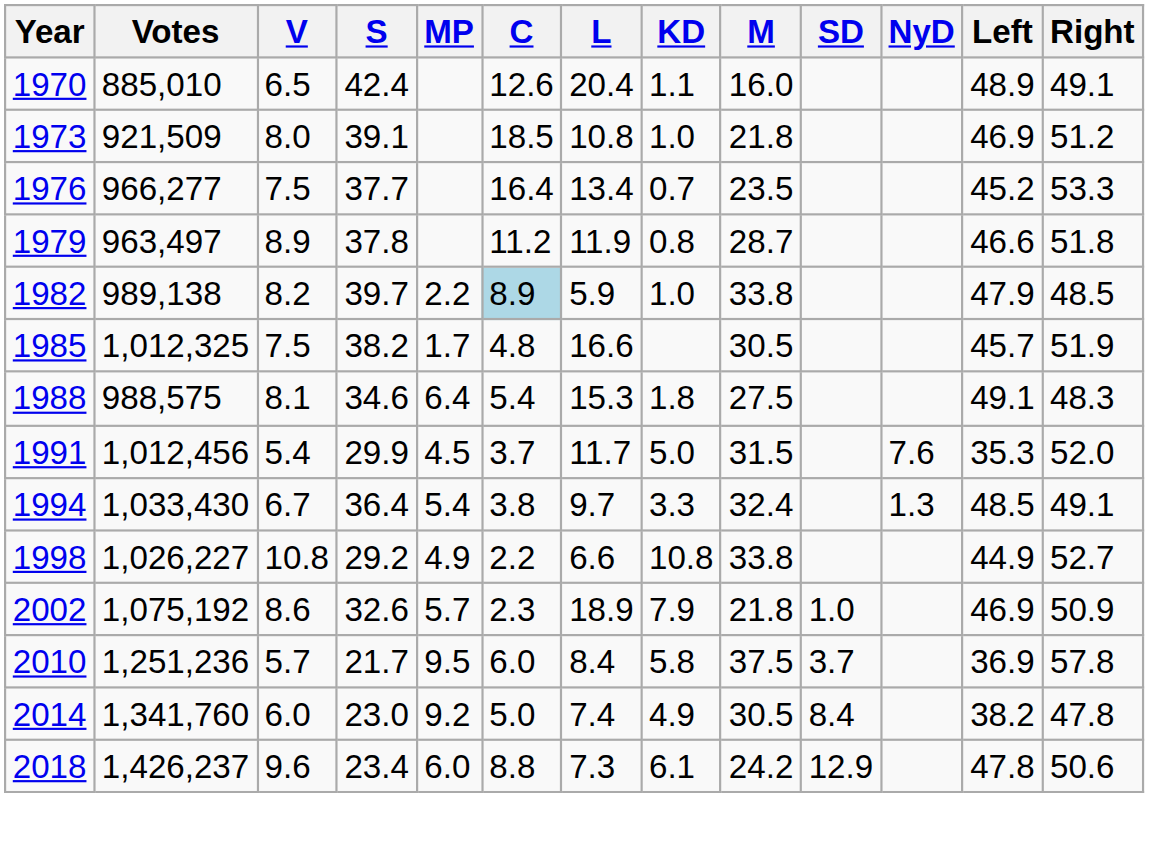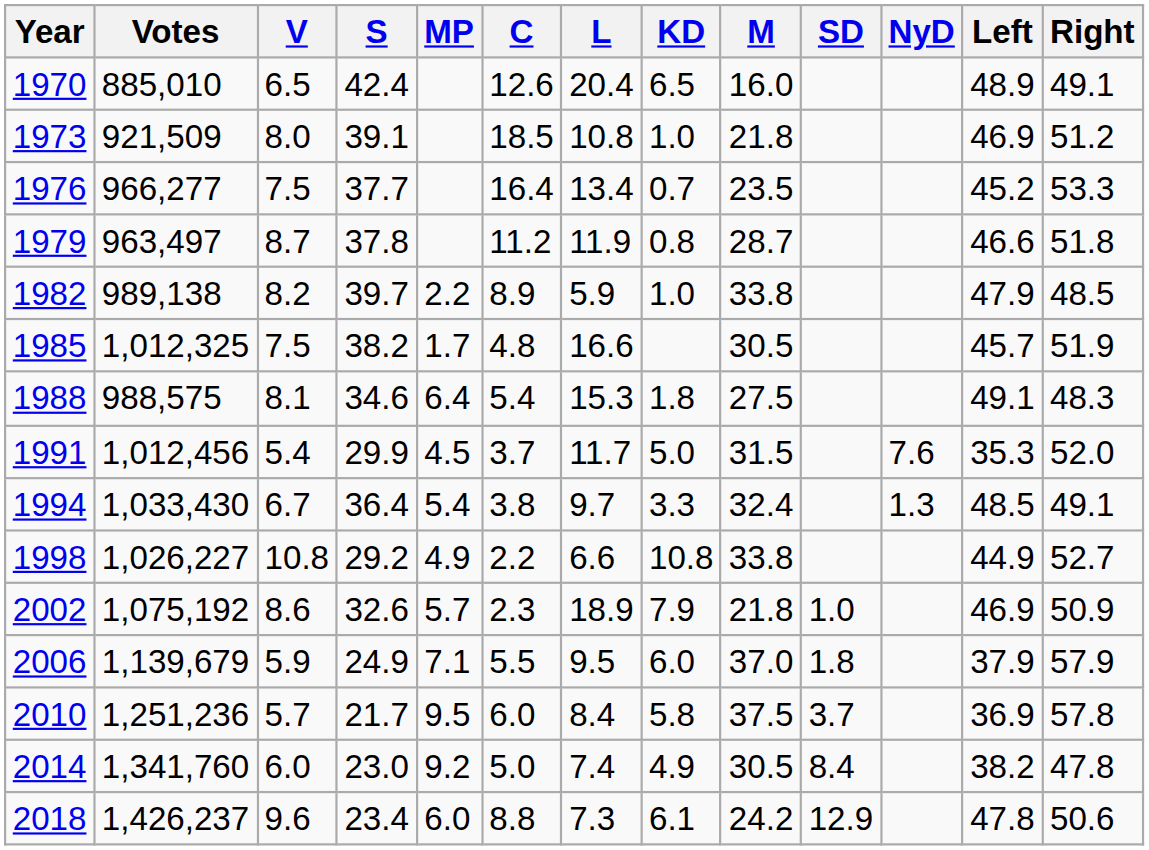(672, 84) 1.1 -> (672, 84) 6.5
(288, 241) 8.9 -> (288, 241) 8.7
(512, 294) lightblue background -> (512, 294) no background
+ row: (50, 661)
